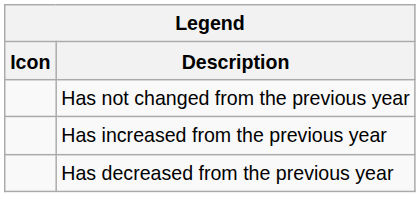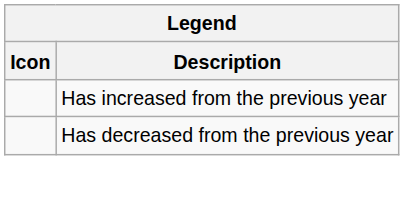- row: (236, 99)
